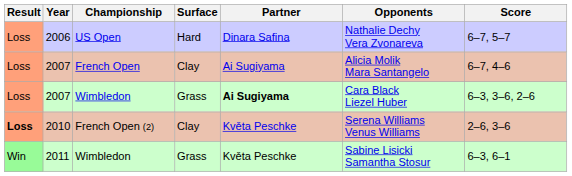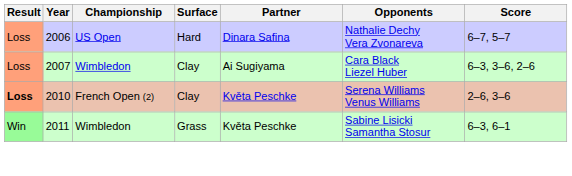- row: (58, 66)
(192, 96) Grass -> (188, 66) Clay
(256, 96) bold -> (254, 66) normal
